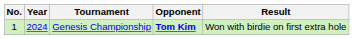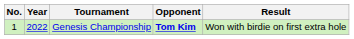(37, 27) 2024 -> (37, 27) 2022
